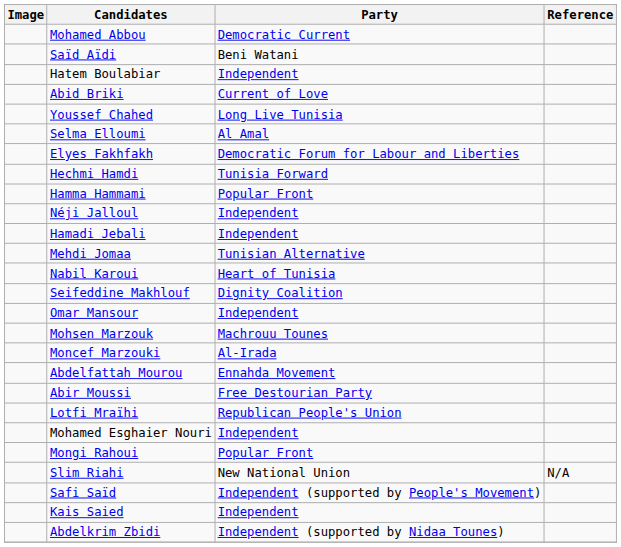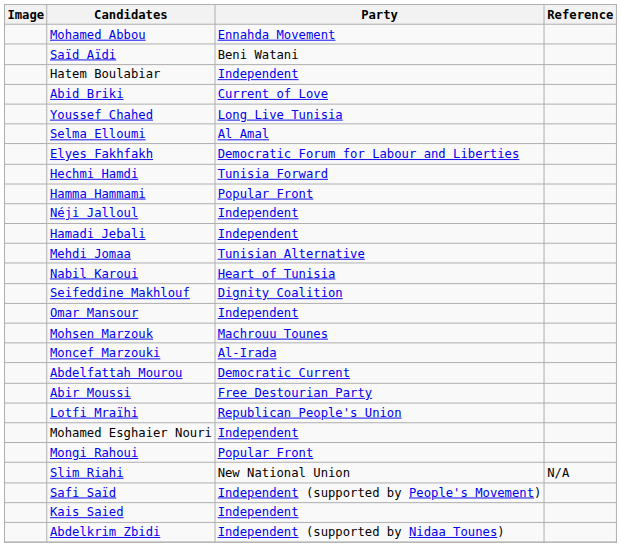(284, 34) Democratic Current -> (277, 34) Ennahda Movement
(277, 373) Ennahda Movement -> (284, 373) Democratic Current
